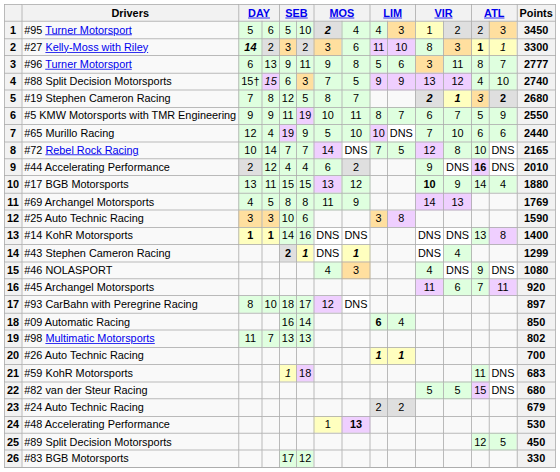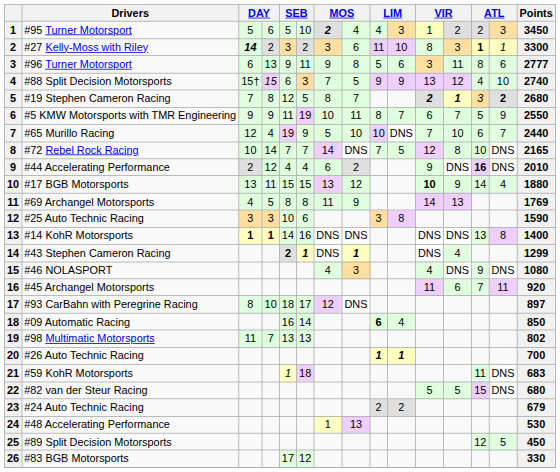(503, 64) 7 -> (503, 64) 6
(503, 133) 6 -> (503, 133) 7
(356, 424) bold -> (356, 424) normal
